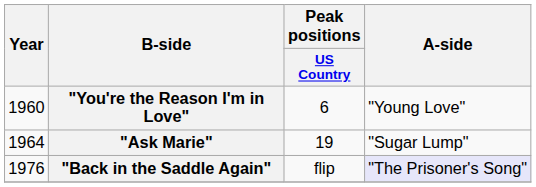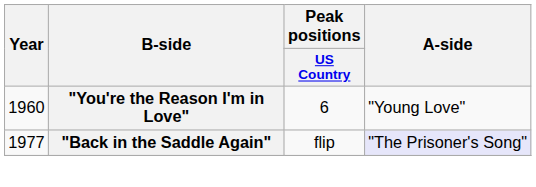- row: (166, 142)
(26, 168) 1976 -> (26, 142) 1977
